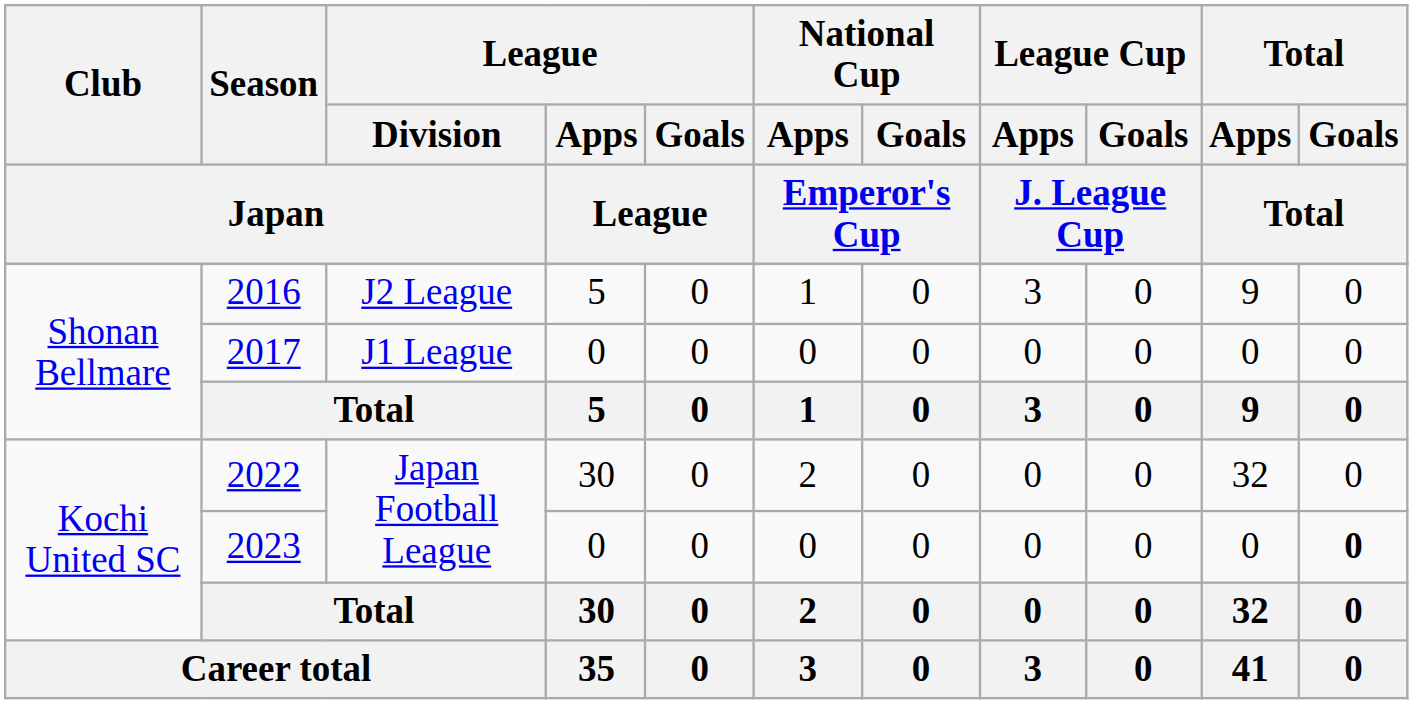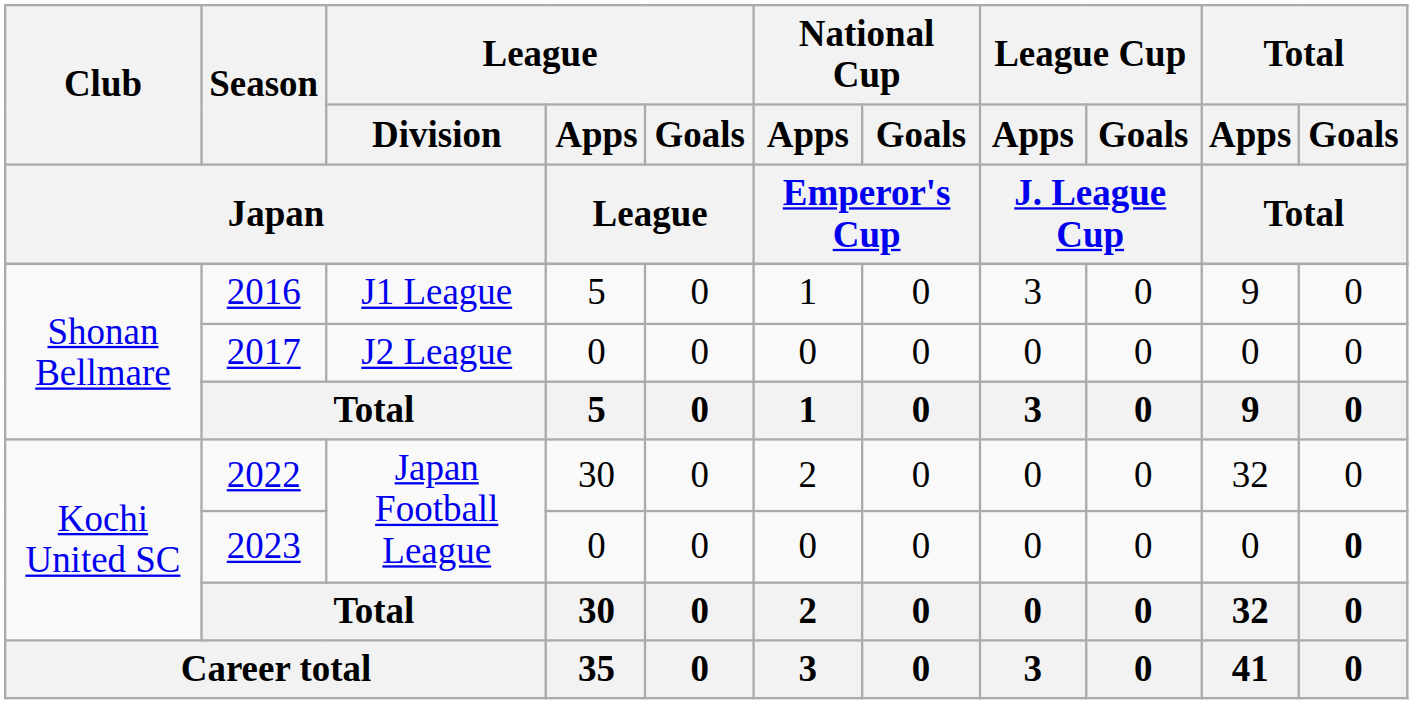(437, 292) J2 League -> (437, 292) J1 League
(437, 351) J1 League -> (437, 351) J2 League
